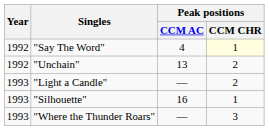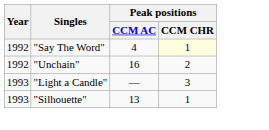(182, 64) 13 -> (134, 64) 16
(235, 82) 2 -> (187, 82) 3
(182, 99) 16 -> (134, 99) 13
- row: (94, 116)
